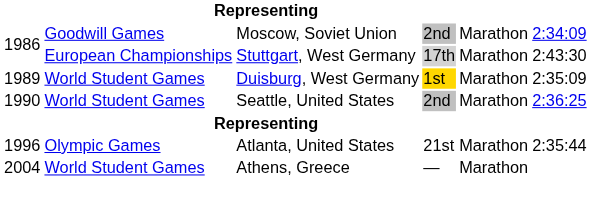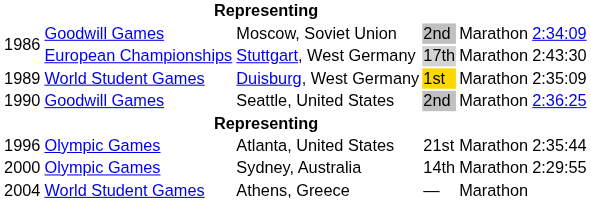(125, 100) World Student Games -> (104, 100) Goodwill Games
+ row: (299, 168)
